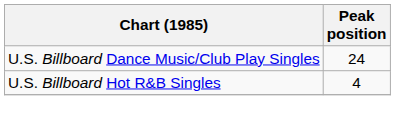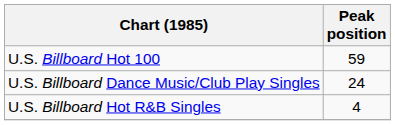+ row: (84, 58)
